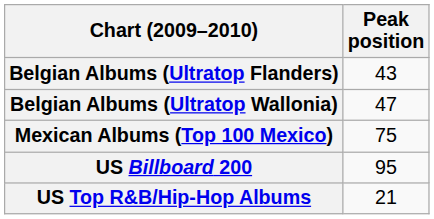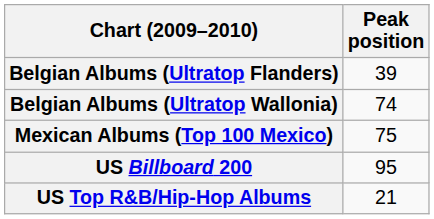(386, 73) 43 -> (386, 73) 39
(386, 104) 47 -> (386, 104) 74
